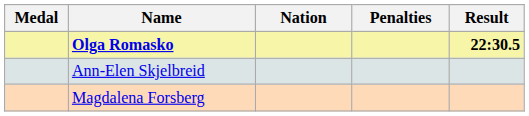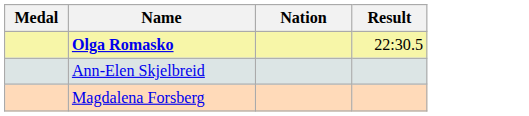- column: (401, 18)
(495, 44) bold -> (399, 44) normal
